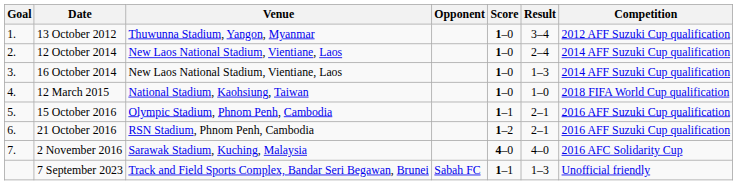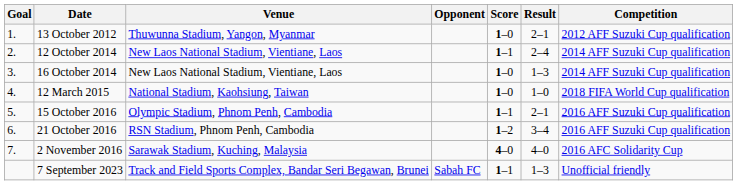(540, 34) 3–4 -> (540, 34) 2–1
(504, 53) 1–0 -> (504, 53) 1–1
(540, 131) 2–1 -> (540, 131) 3–4
